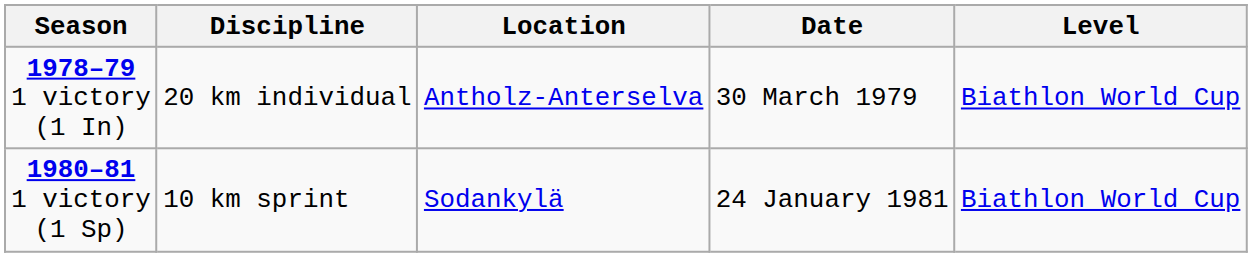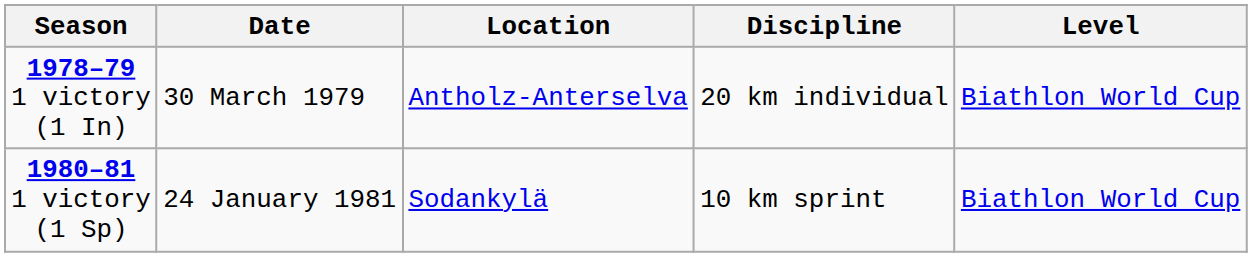columns swapped: (832, 26) <-> (287, 26)
